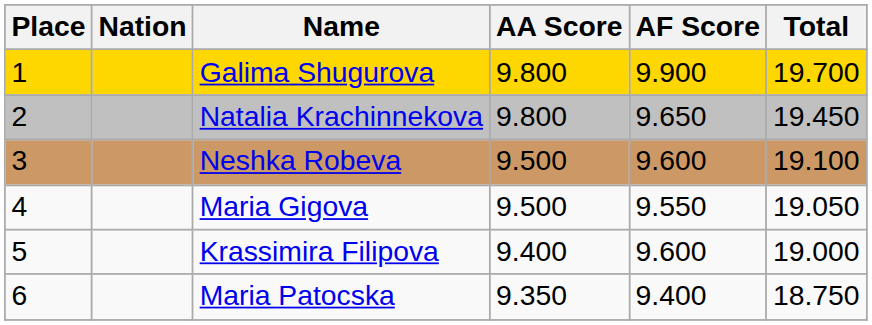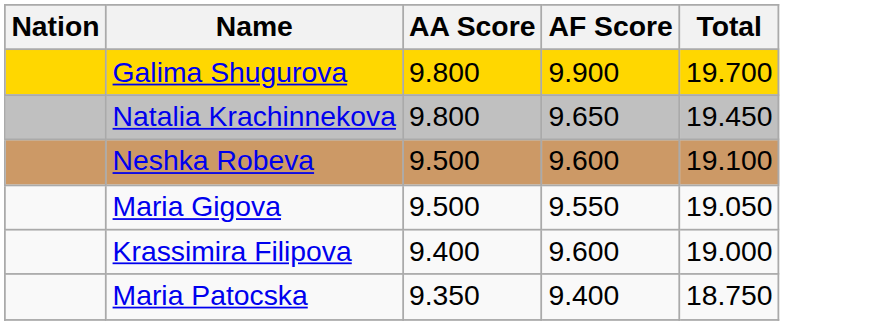- column: (48, 26)
